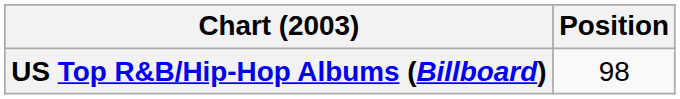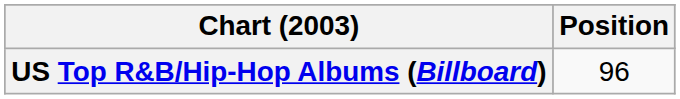(614, 70) 98 -> (614, 70) 96
